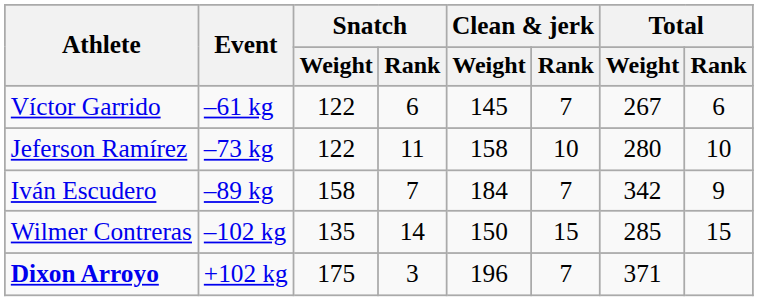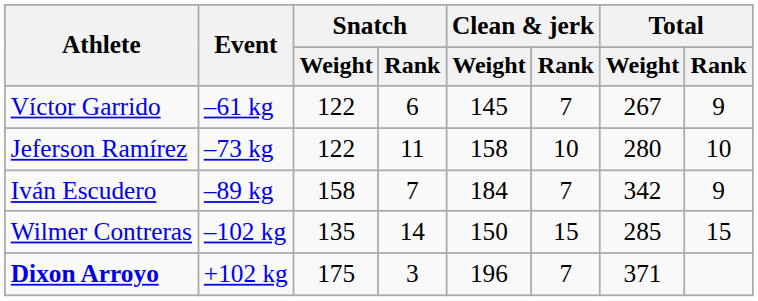(719, 107) 6 -> (719, 107) 9
